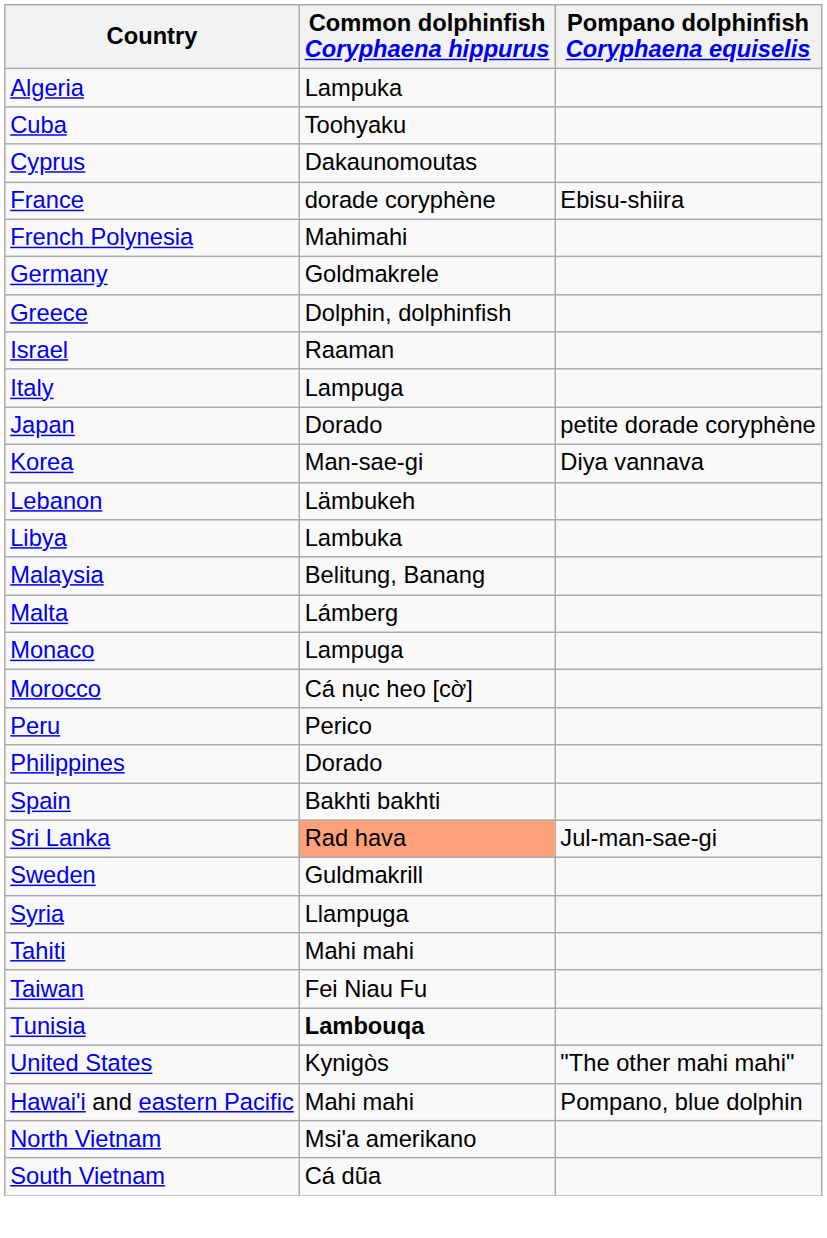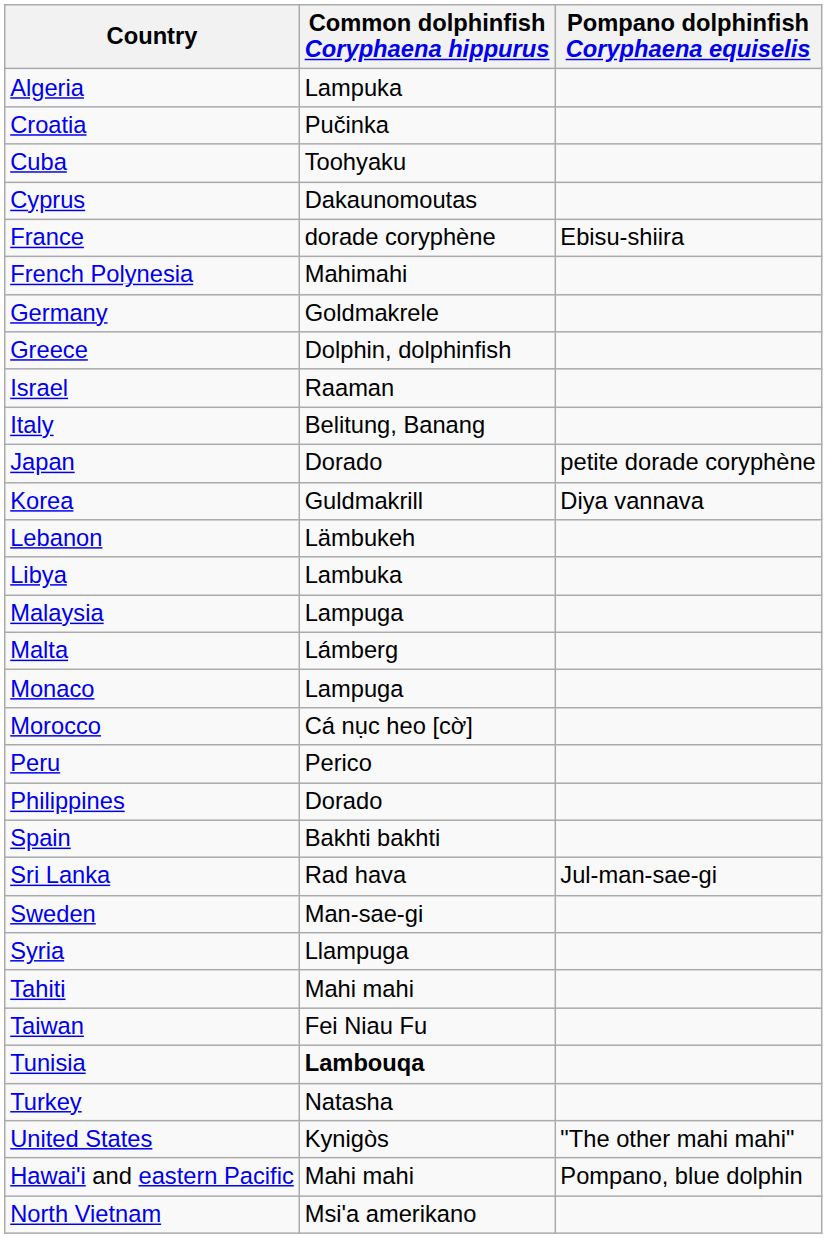+ row: (48, 125)
(354, 387) Lampuga -> (395, 425) Belitung, Banang
(364, 463) Man-sae-gi -> (364, 500) Guldmakrill
(395, 575) Belitung, Banang -> (354, 613) Lampuga
(355, 838) lightsalmon background -> (355, 876) no background
(364, 876) Guldmakrill -> (364, 913) Man-sae-gi
+ row: (46, 1101)
- row: (88, 1176)
